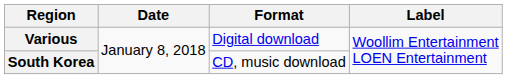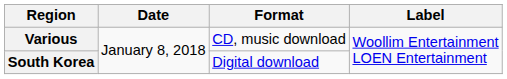(266, 39) Digital download -> (279, 39) CD, music download
(279, 62) CD, music download -> (266, 62) Digital download
